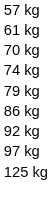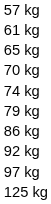+ row: (22, 50)
